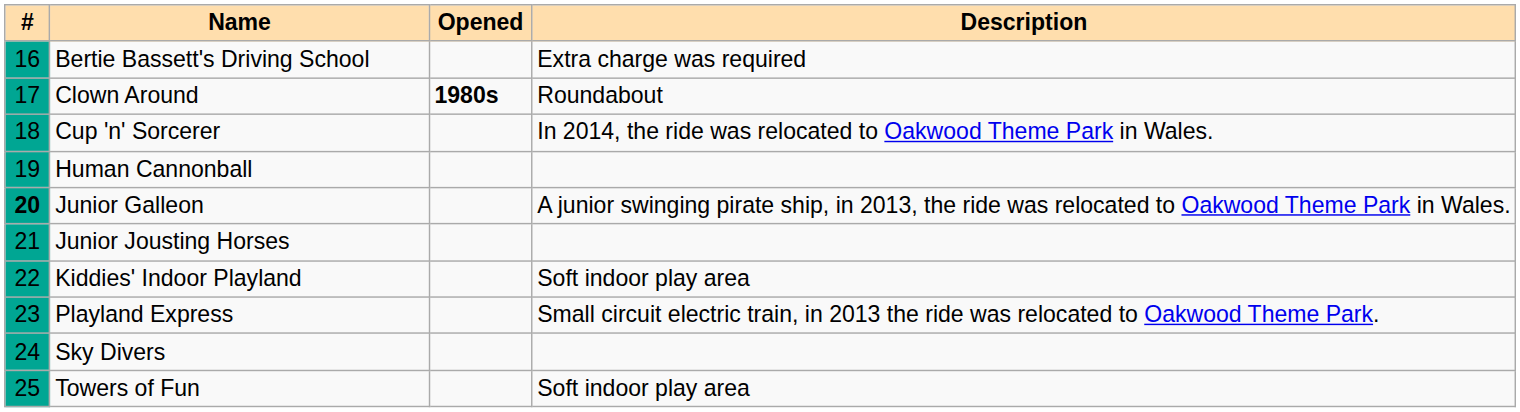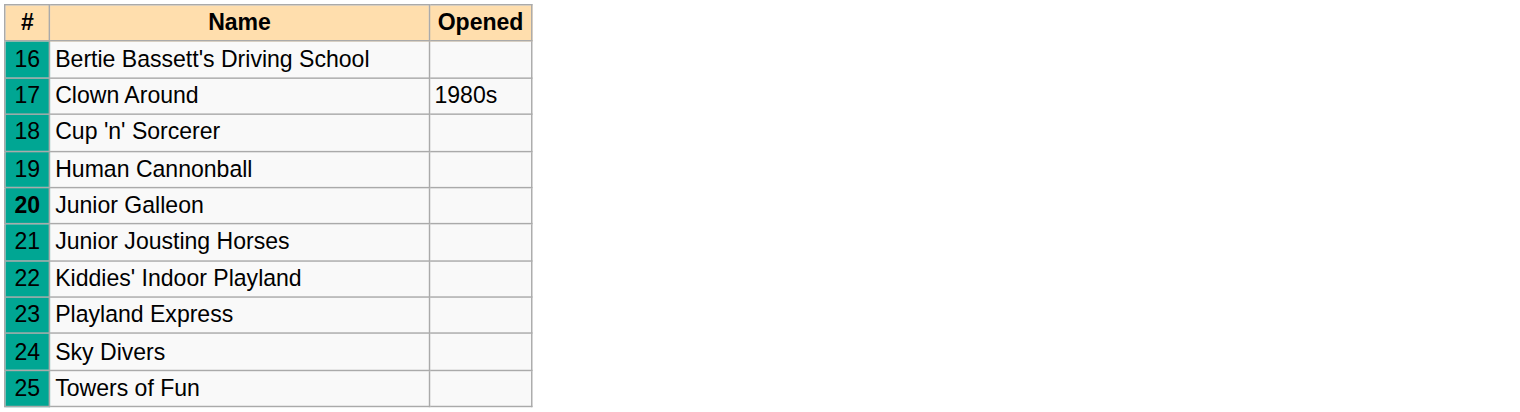- column: (1024, 22)
(467, 95) bold -> (466, 95) normal
